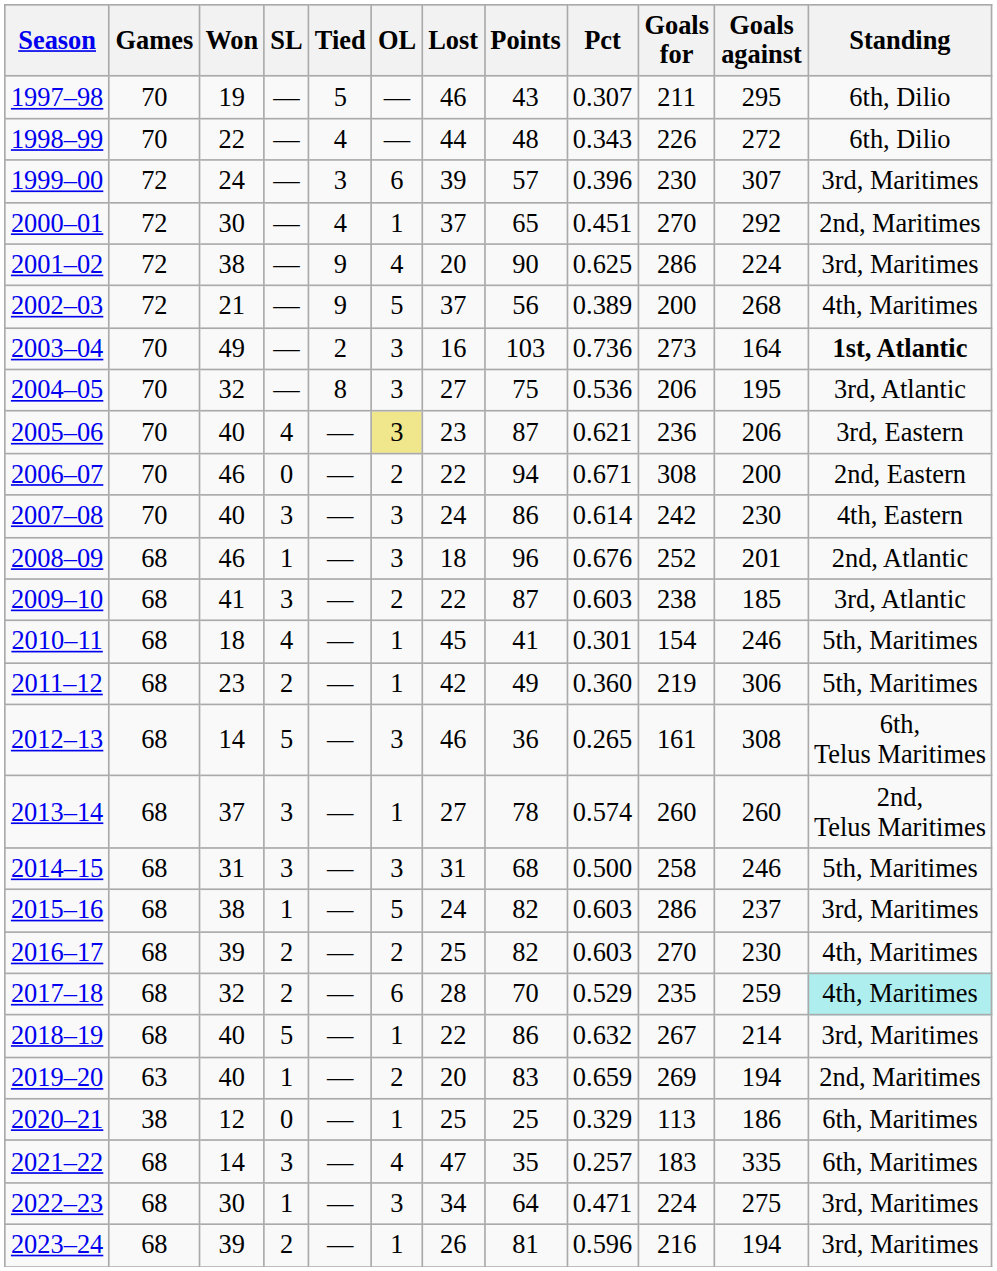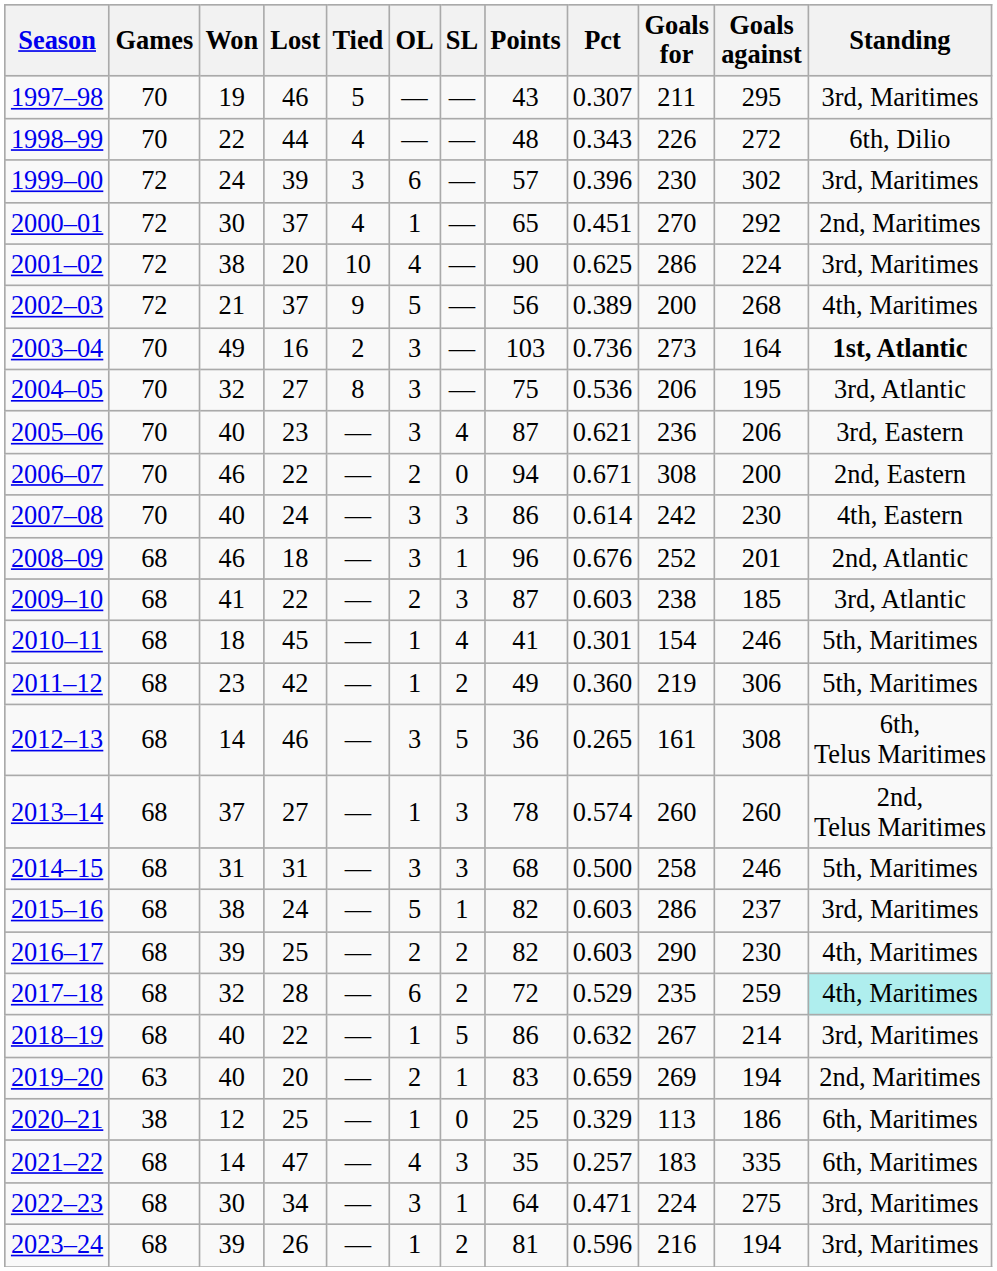columns swapped: (453, 40) <-> (287, 40)
(900, 97) 6th, Dilio -> (900, 97) 3rd, Maritimes
(761, 180) 307 -> (761, 180) 302
(340, 264) 9 -> (358, 264) 10
(397, 431) khaki background -> (415, 431) no background
(677, 951) 270 -> (677, 951) 290
(525, 993) 70 -> (525, 993) 72
